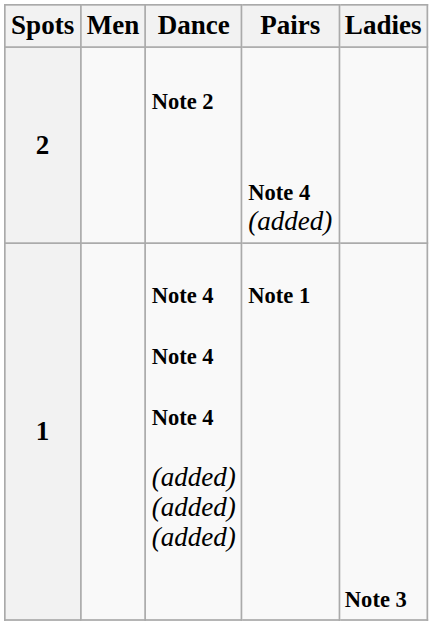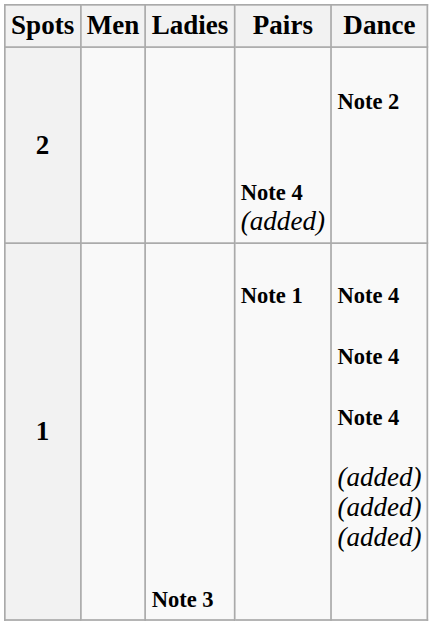columns swapped: (383, 25) <-> (194, 25)
